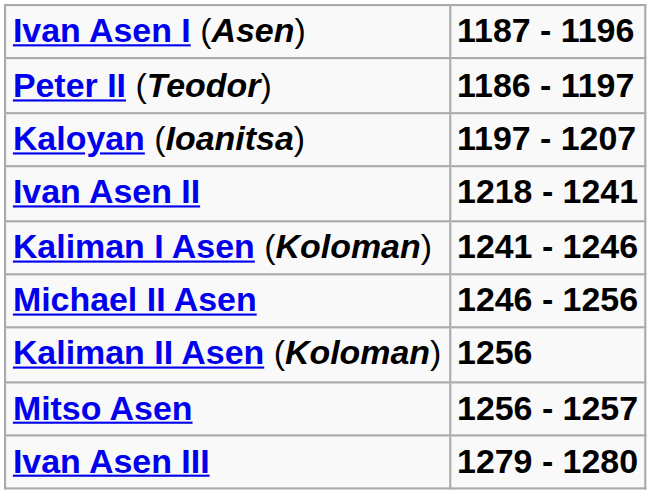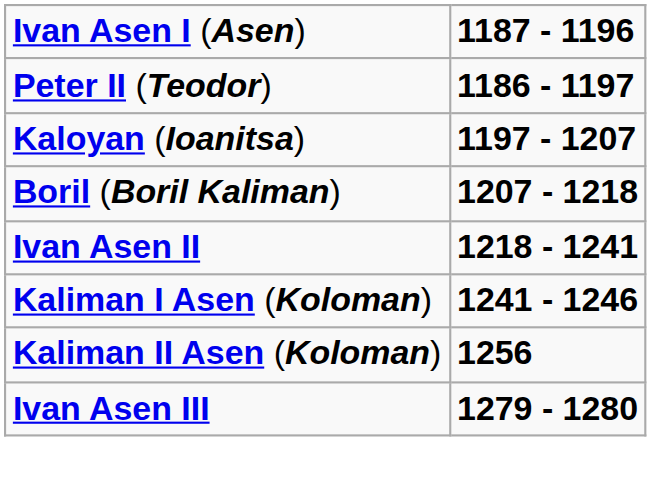+ row: (177, 192)
- row: (135, 300)
- row: (103, 407)
